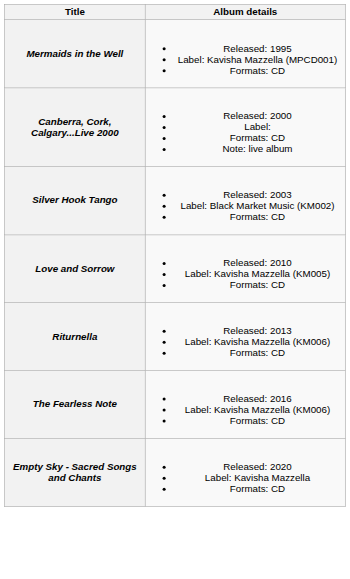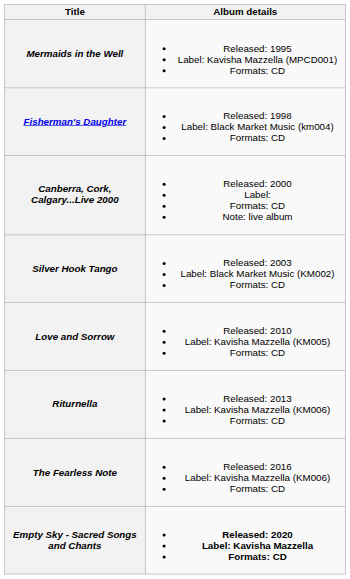+ row: (75, 121)
(245, 478) normal -> (245, 546) bold
